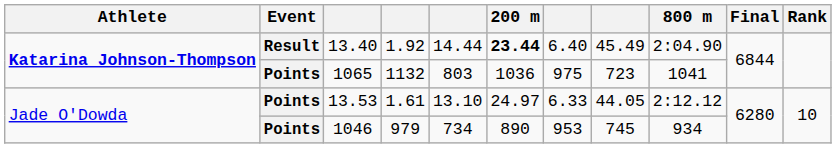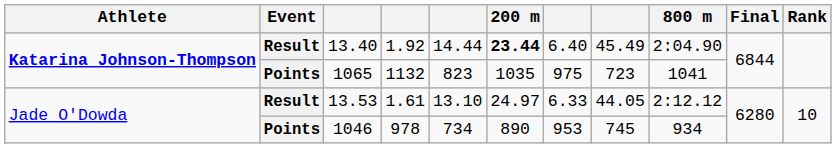(458, 74) 803 -> (458, 74) 823
(515, 74) 1036 -> (515, 74) 1035
(292, 101) Points -> (292, 101) Result
(405, 129) 979 -> (405, 129) 978
